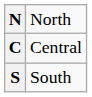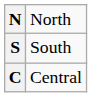rows swapped: (15, 77) <-> (15, 47)
